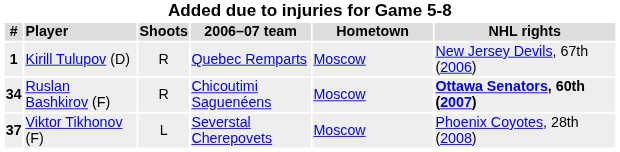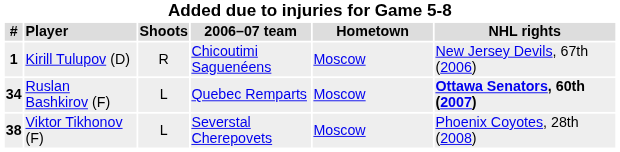(249, 59) Quebec Remparts -> (231, 59) Chicoutimi Saguenéens
(164, 95) R -> (164, 95) L
(231, 95) Chicoutimi Saguenéens -> (249, 95) Quebec Remparts
(14, 130) 37 -> (14, 130) 38
